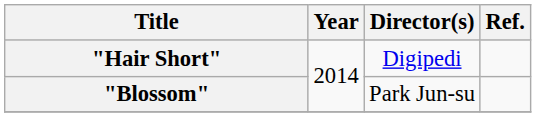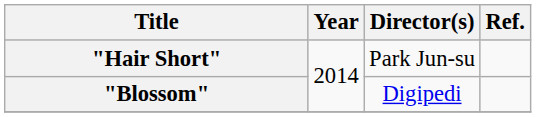(422, 58) Digipedi -> (422, 58) Park Jun-su
(422, 93) Park Jun-su -> (422, 93) Digipedi
